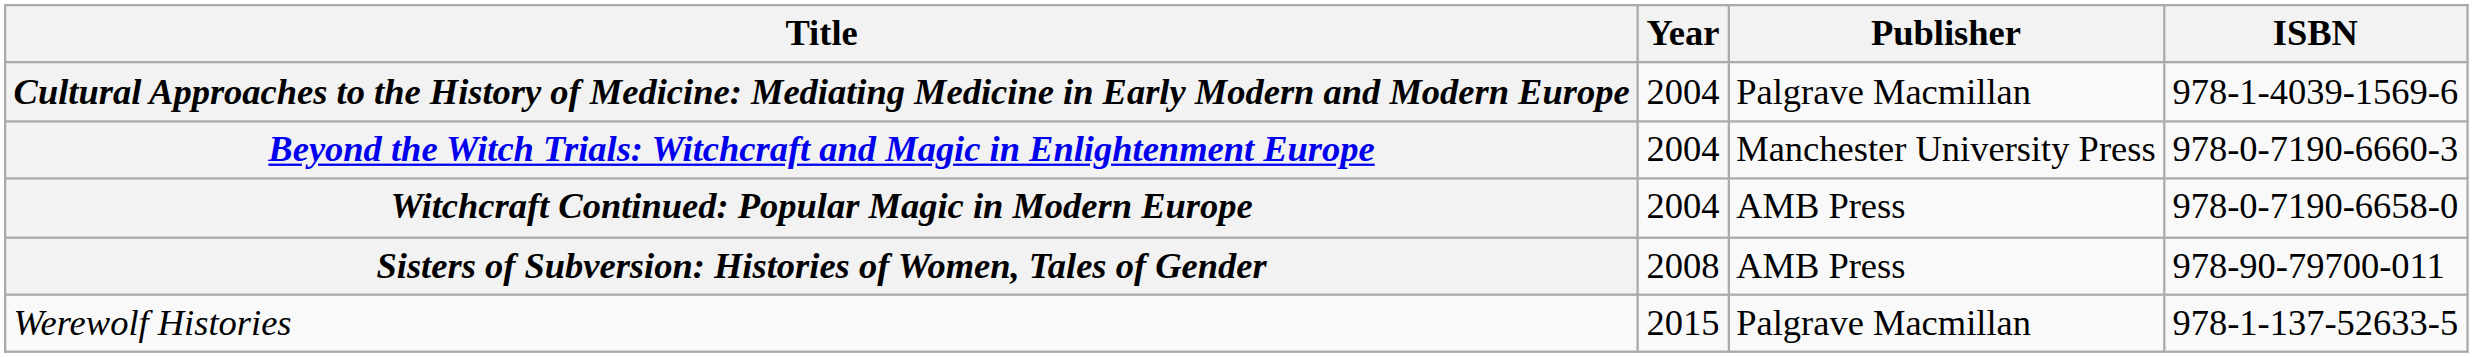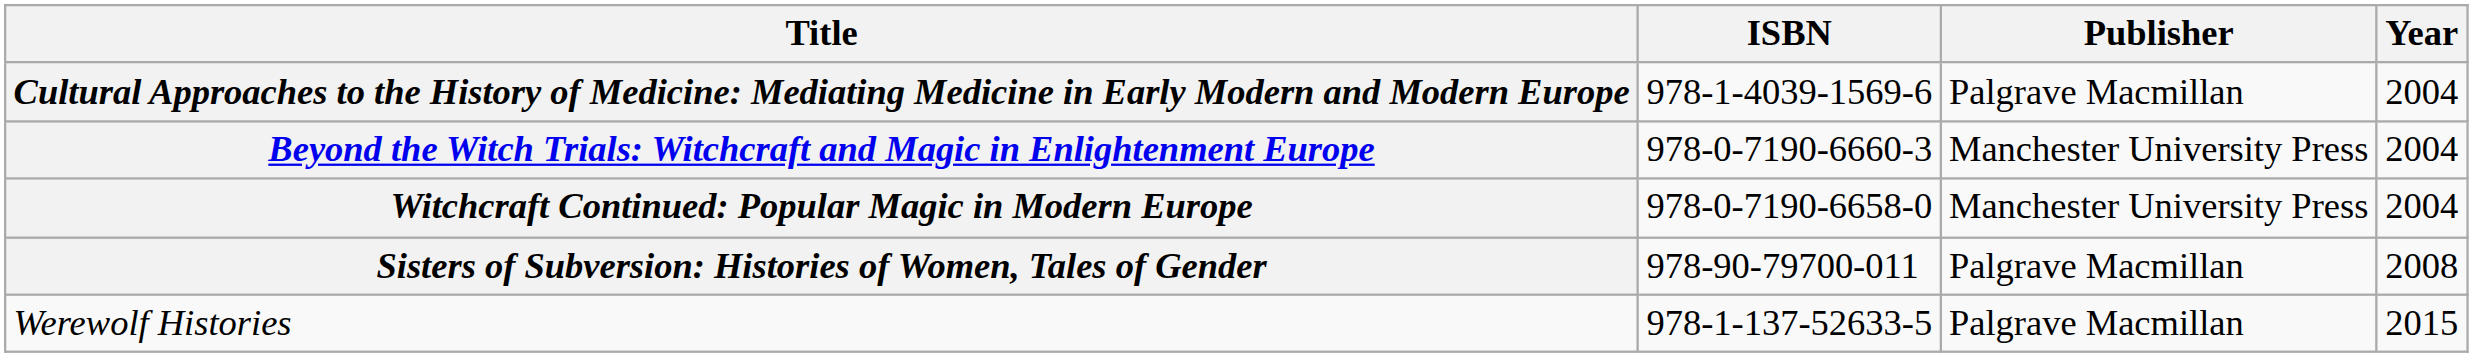columns swapped: (1683, 33) <-> (2315, 33)
(1821, 206) AMB Press -> (2159, 206) Manchester University Press
(1821, 264) AMB Press -> (2096, 264) Palgrave Macmillan
